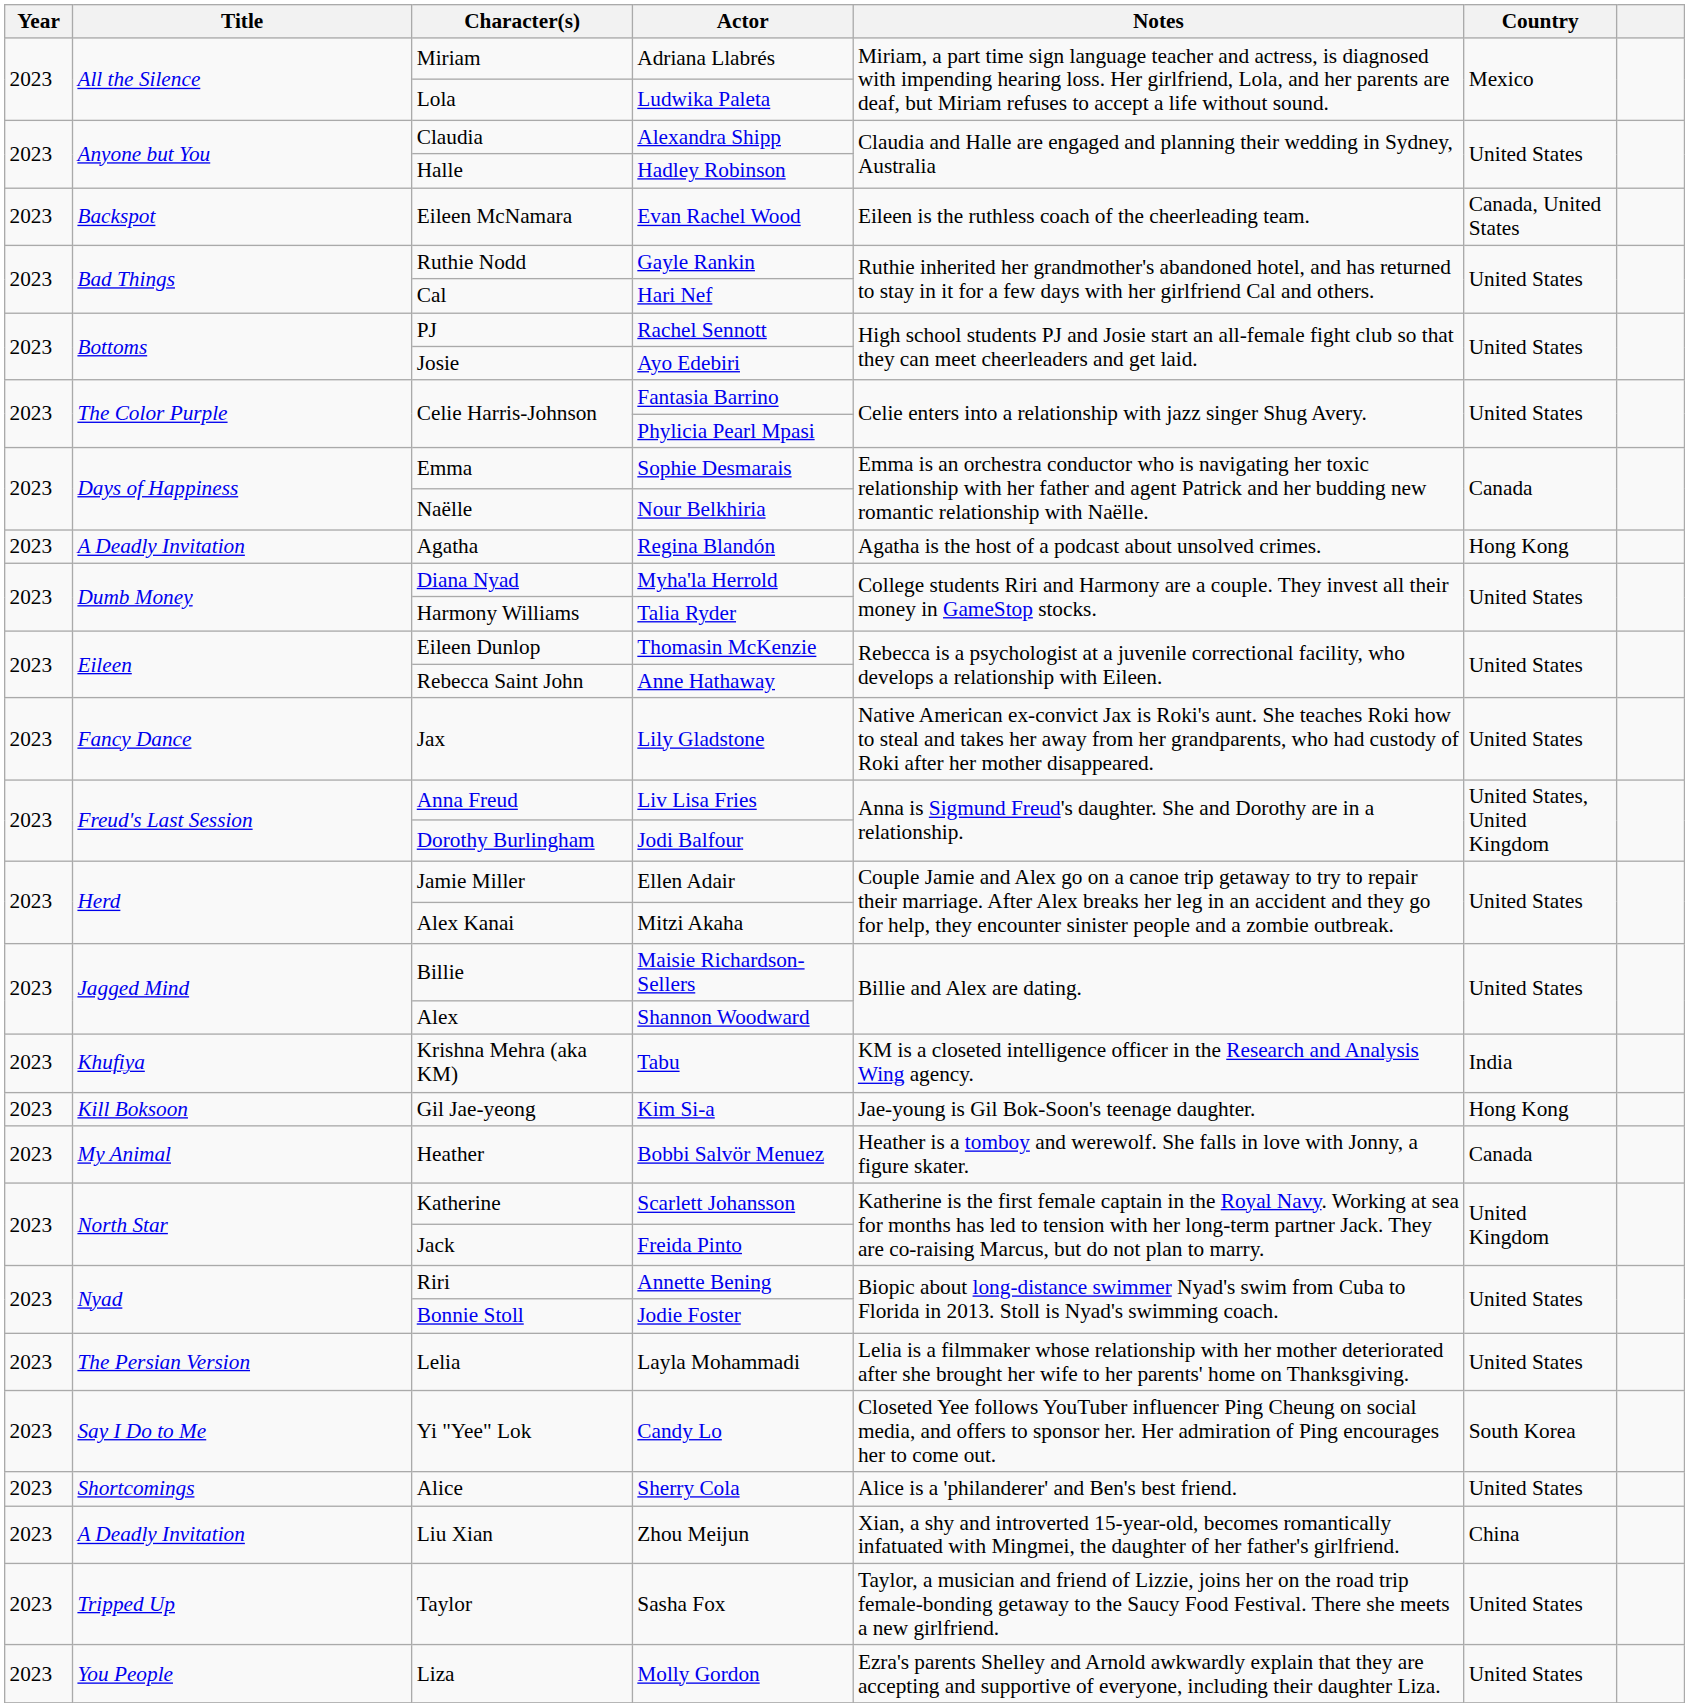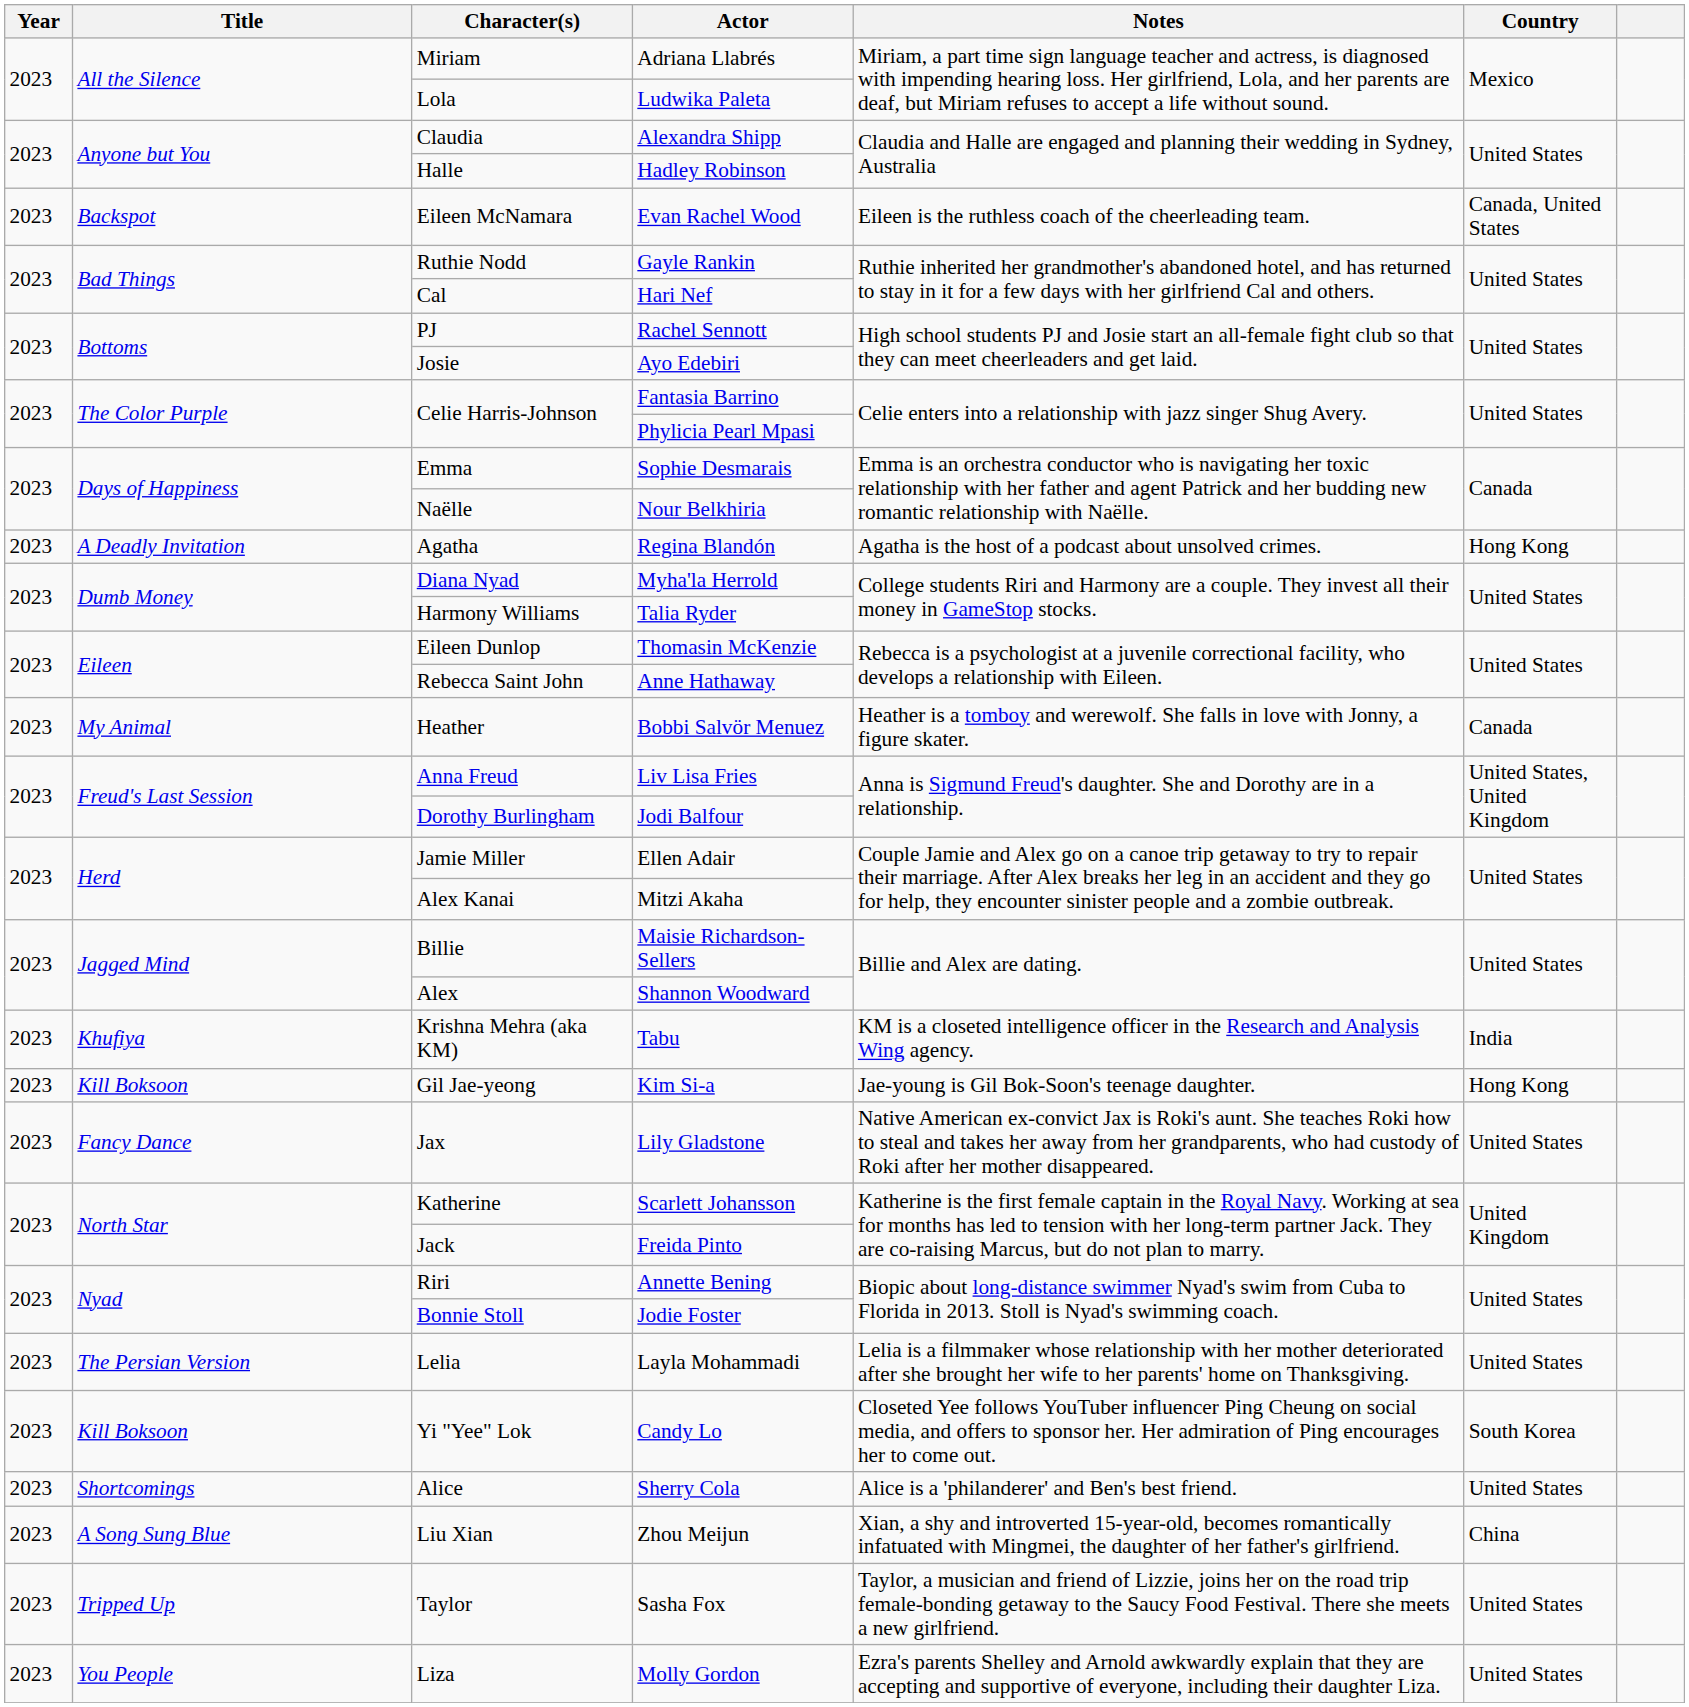rows swapped: (701, 738) <-> (731, 1154)
(142, 1431) Say I Do to Me -> (133, 1431) Kill Boksoon
(161, 1534) A Deadly Invitation -> (154, 1534) A Song Sung Blue
